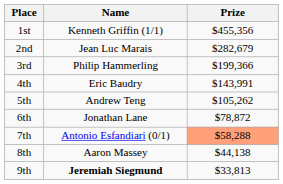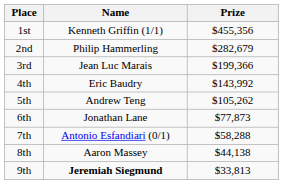(115, 48) Jean Luc Marais -> (115, 48) Philip Hammerling
(115, 65) Philip Hammerling -> (115, 65) Jean Luc Marais
(233, 83) $143,991 -> (233, 83) $143,992
(233, 118) $78,872 -> (233, 118) $77,873
(233, 135) lightsalmon background -> (233, 135) no background
